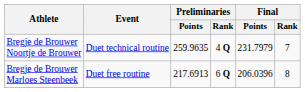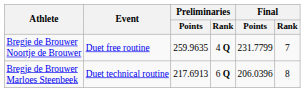(127, 48) Duet technical routine -> (118, 48) Duet free routine
(255, 48) 231.7979 -> (255, 48) 231.7799
(118, 74) Duet free routine -> (127, 74) Duet technical routine
